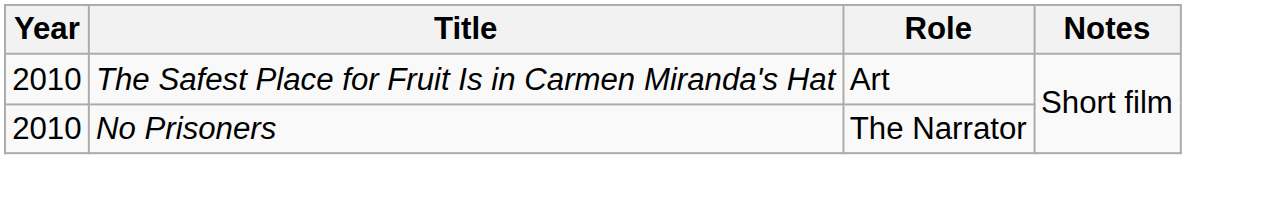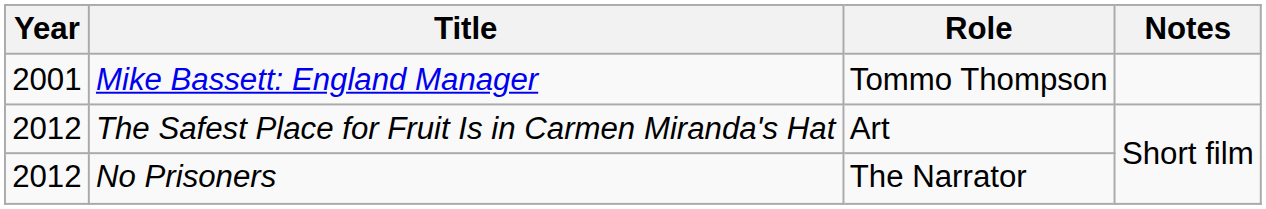+ row: (317, 78)
(47, 78) 2010 -> (47, 128) 2012
(47, 128) 2010 -> (47, 177) 2012
